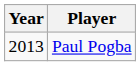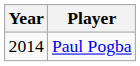(26, 46) 2013 -> (26, 46) 2014
